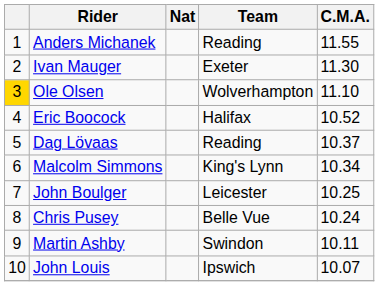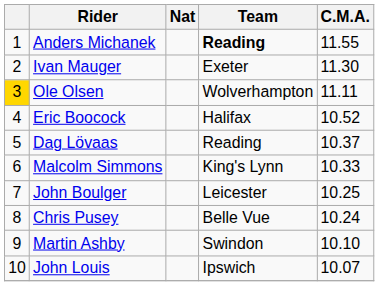(232, 42) normal -> (234, 42) bold
(340, 92) 11.10 -> (339, 92) 11.11
(340, 167) 10.34 -> (340, 167) 10.33
(340, 243) 10.11 -> (340, 243) 10.10
